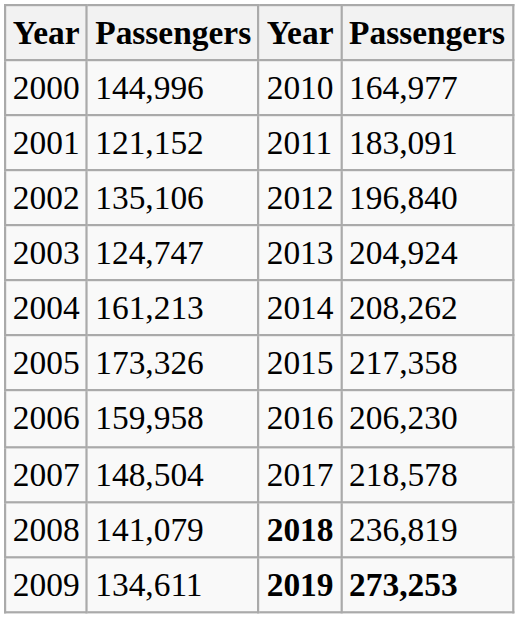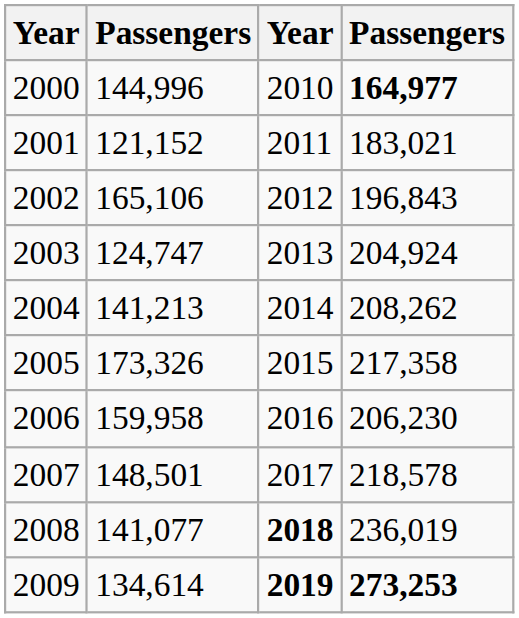(403, 87) normal -> (403, 87) bold
(403, 142) 183,091 -> (403, 142) 183,021
(150, 197) 135,106 -> (150, 197) 165,106
(403, 197) 196,840 -> (403, 197) 196,843
(150, 307) 161,213 -> (150, 307) 141,213
(150, 473) 148,504 -> (150, 473) 148,501
(150, 528) 141,079 -> (150, 528) 141,077
(403, 528) 236,819 -> (403, 528) 236,019
(149, 583) 134,611 -> (150, 583) 134,614
